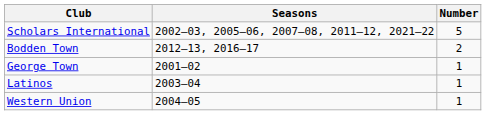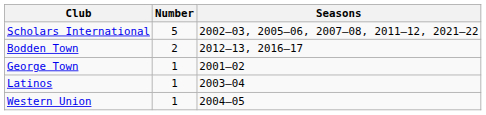columns swapped: (459, 13) <-> (295, 13)
